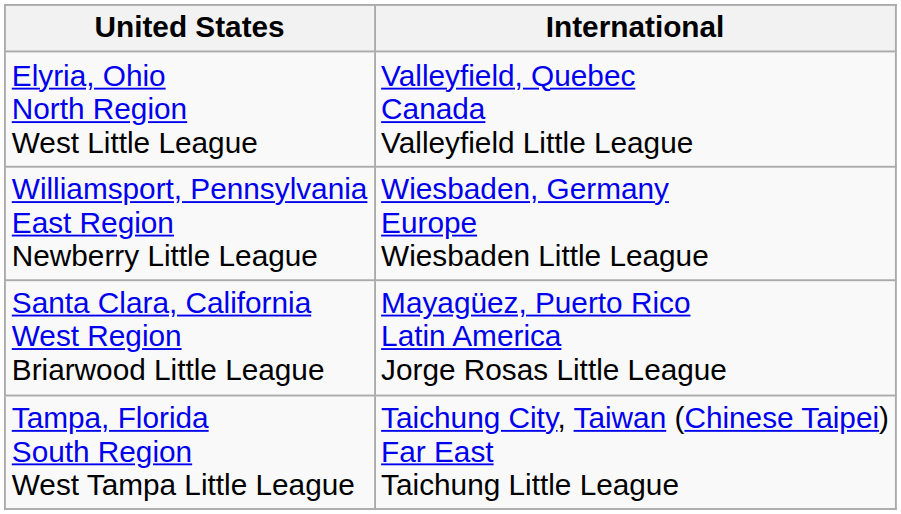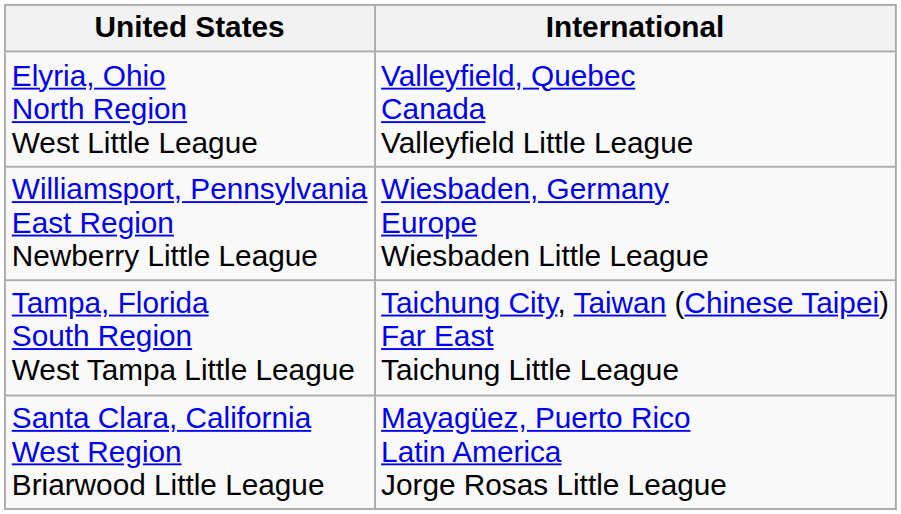rows swapped: (183, 451) <-> (168, 337)
